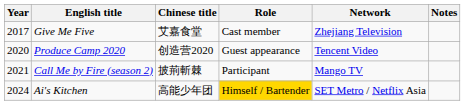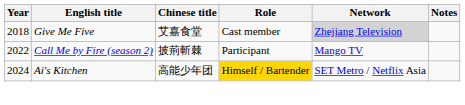(18, 31) 2017 -> (18, 31) 2018
(358, 31) no background -> (358, 31) lightgrey background
- row: (80, 51)
(18, 70) 2021 -> (18, 51) 2022
